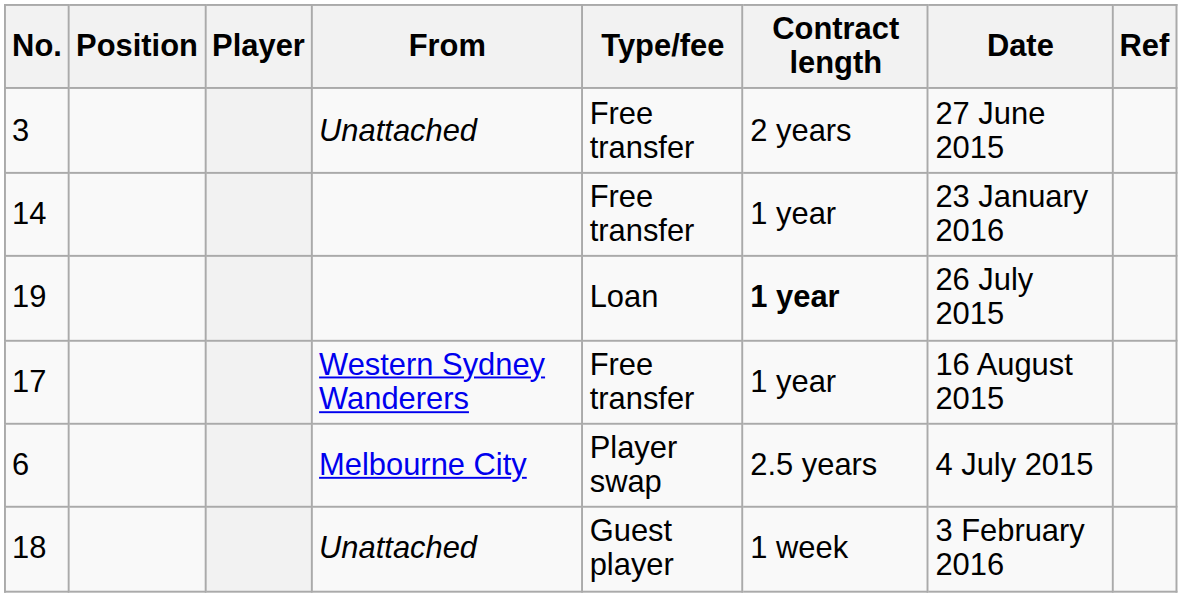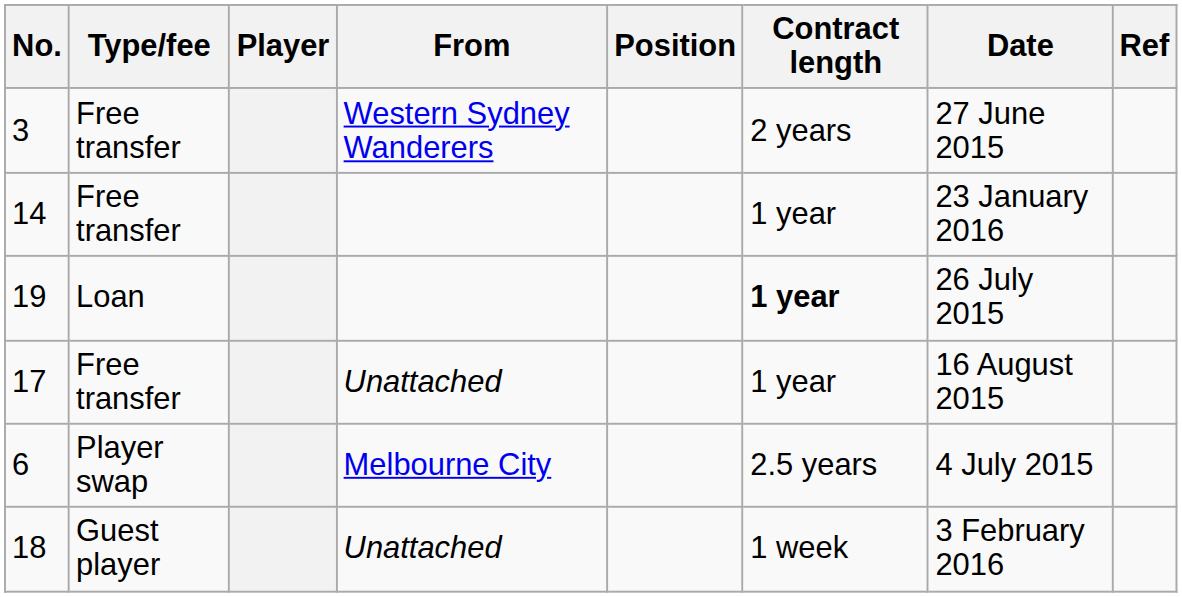columns swapped: (137, 46) <-> (663, 46)
(398, 130) Unattached -> (457, 130) Western Sydney Wanderers
(432, 381) Western Sydney Wanderers -> (423, 381) Unattached
